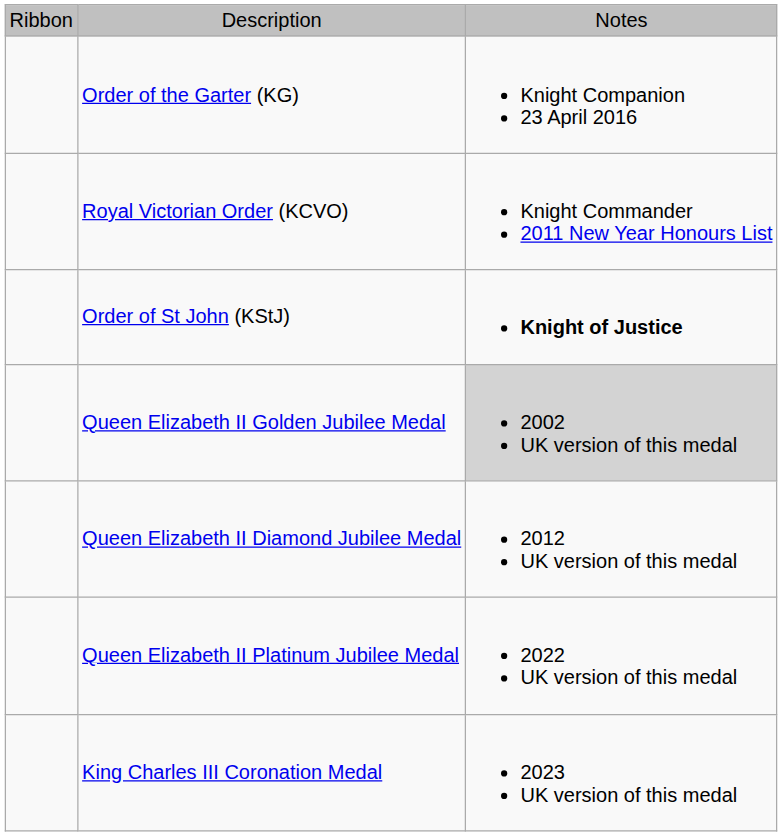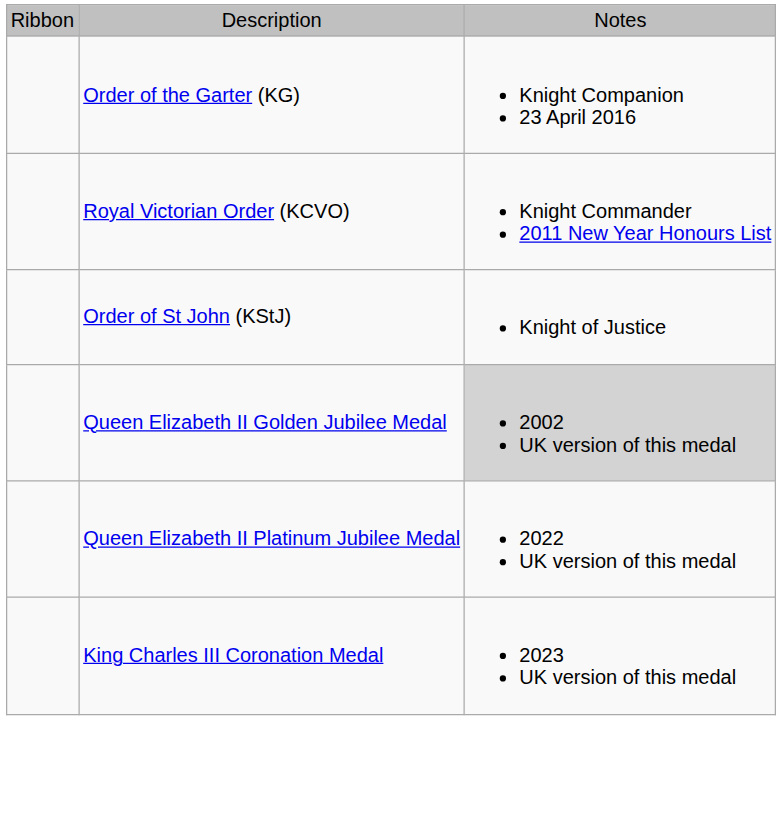(621, 328) bold -> (620, 328) normal
- row: (272, 538)
